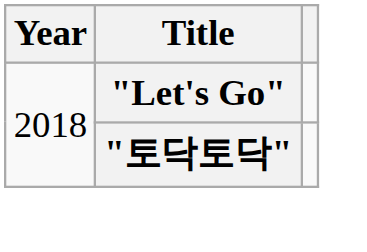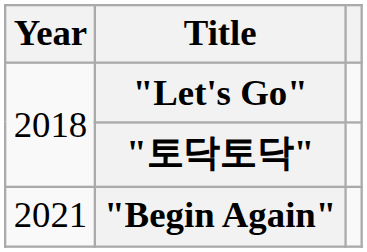+ row: (220, 215)
